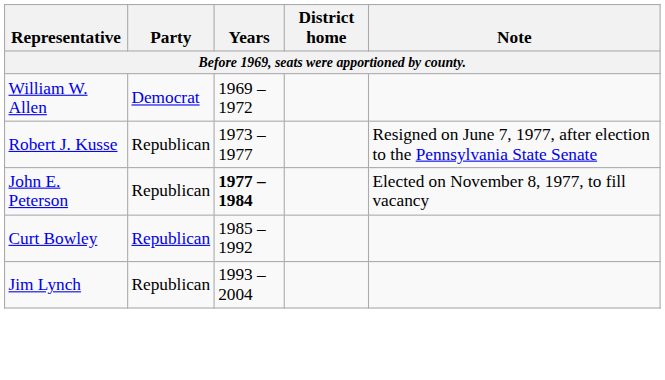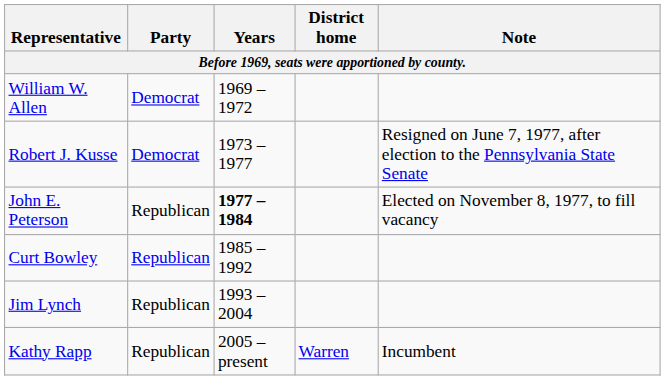(171, 144) Republican -> (165, 154) Democrat
+ row: (50, 351)
